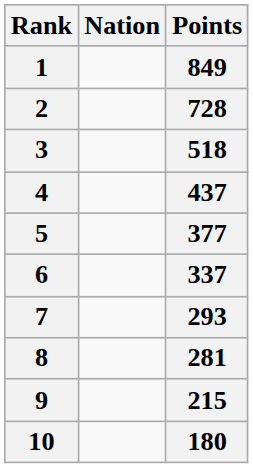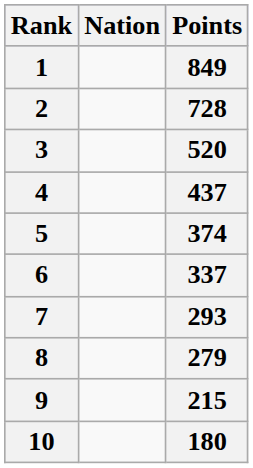(207, 150) 518 -> (207, 150) 520
(207, 233) 377 -> (207, 233) 374
(207, 358) 281 -> (207, 358) 279
